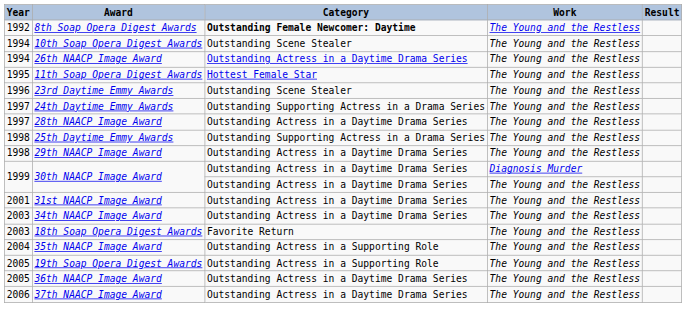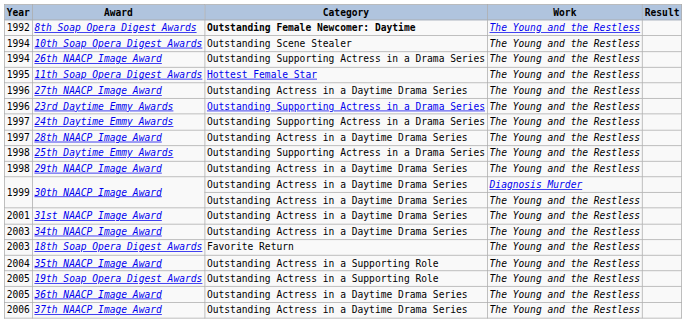(337, 59) Outstanding Actress in a Daytime Drama Series -> (346, 59) Outstanding Supporting Actress in a Drama Series
+ row: (98, 91)
(279, 91) Outstanding Scene Stealer -> (346, 106) Outstanding Supporting Actress in a Drama Series
